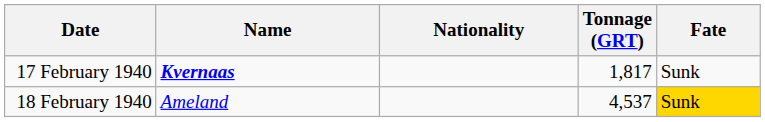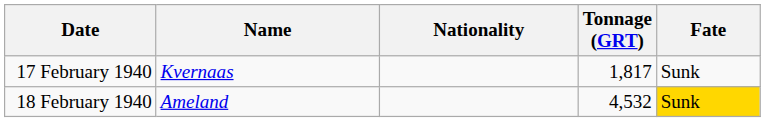(198, 71) bold -> (197, 71) normal
(630, 101) 4,537 -> (630, 101) 4,532
